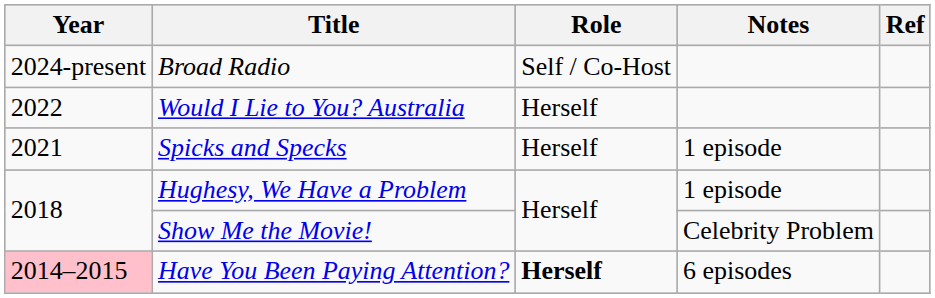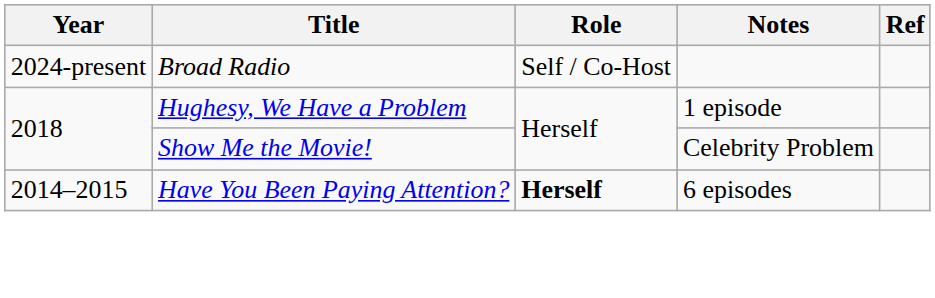- row: (311, 107)
- row: (252, 148)
(69, 271) pink background -> (69, 189) no background
